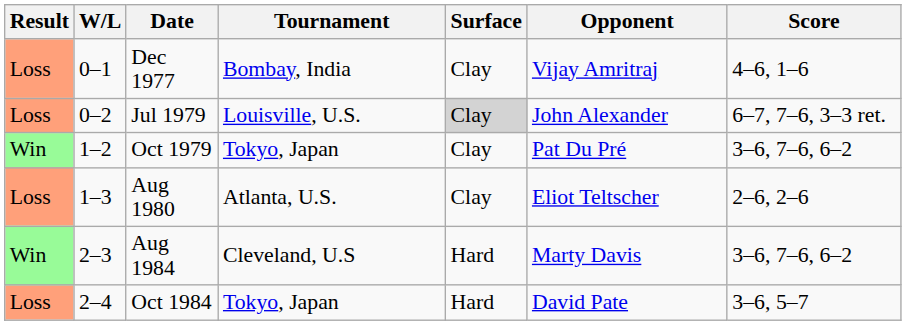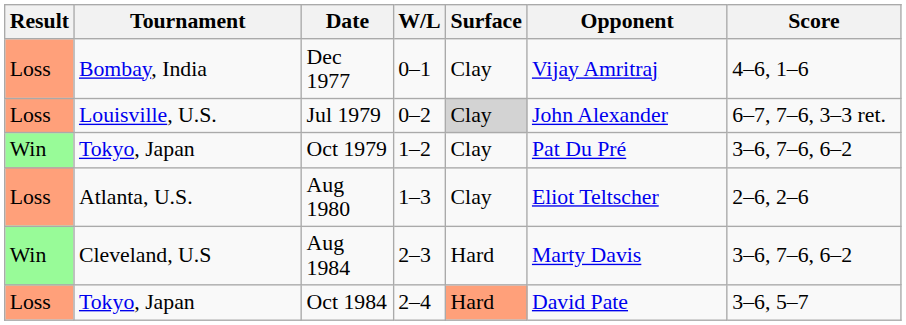columns swapped: (100, 21) <-> (332, 21)
(472, 302) no background -> (472, 302) lightsalmon background
